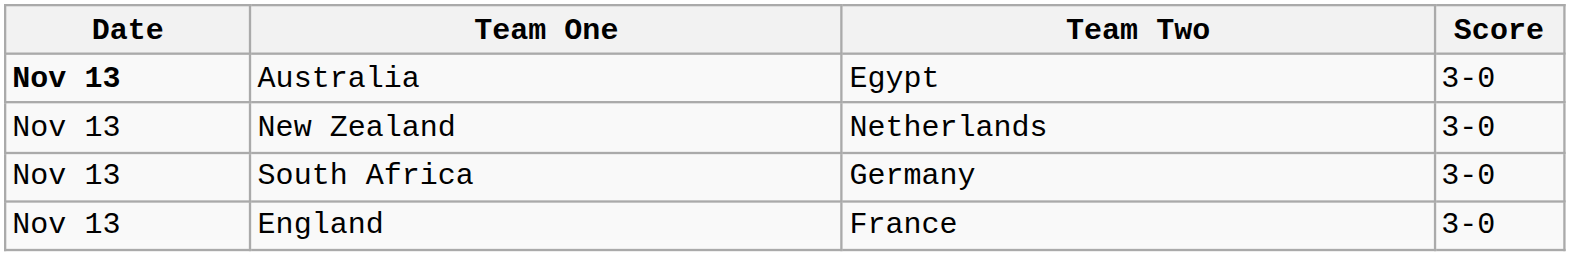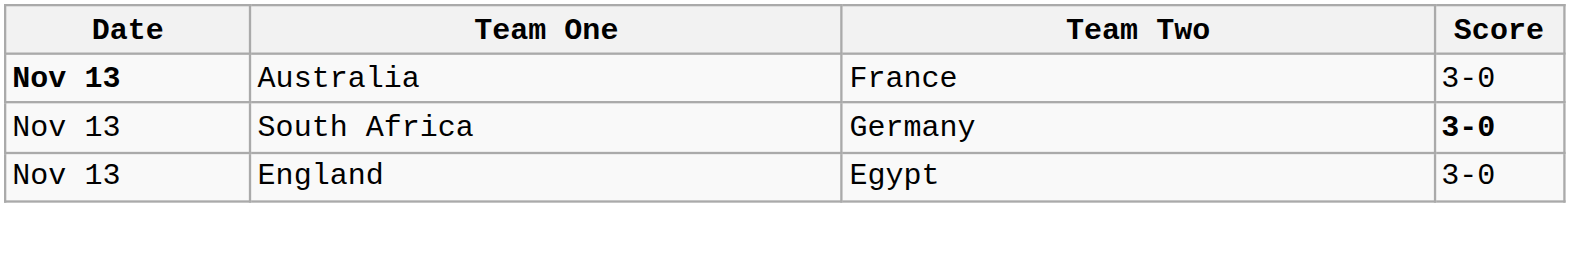(894, 79) Egypt -> (903, 79) France
- row: (357, 128)
(1468, 176) normal -> (1468, 128) bold
(903, 225) France -> (894, 176) Egypt
